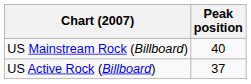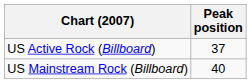rows swapped: (81, 68) <-> (98, 48)
